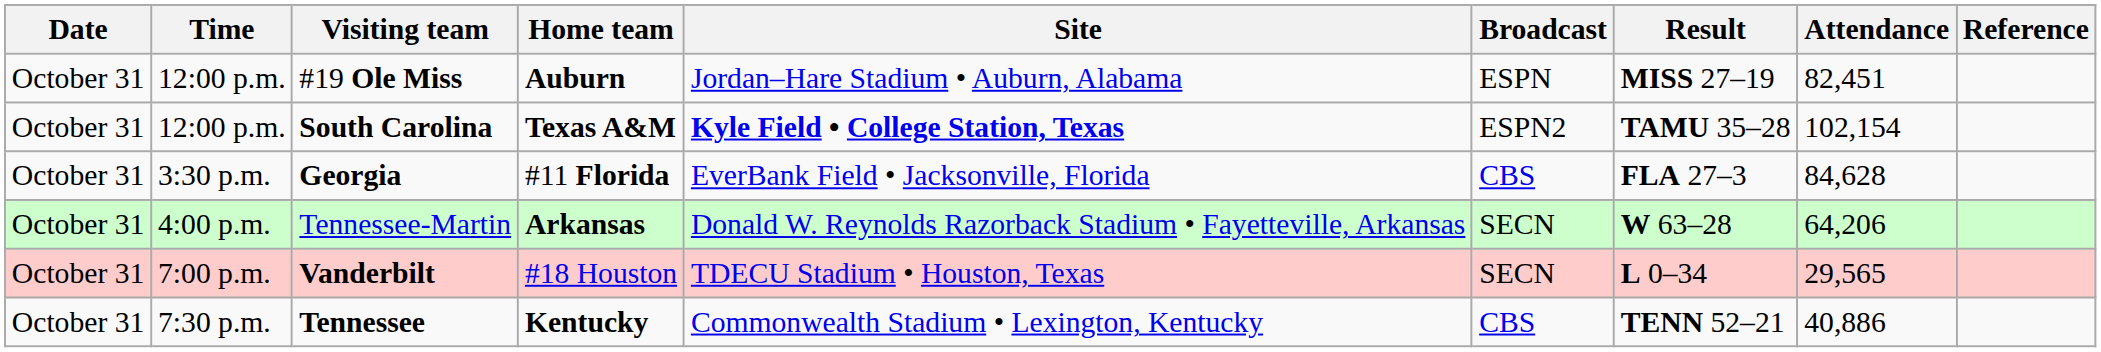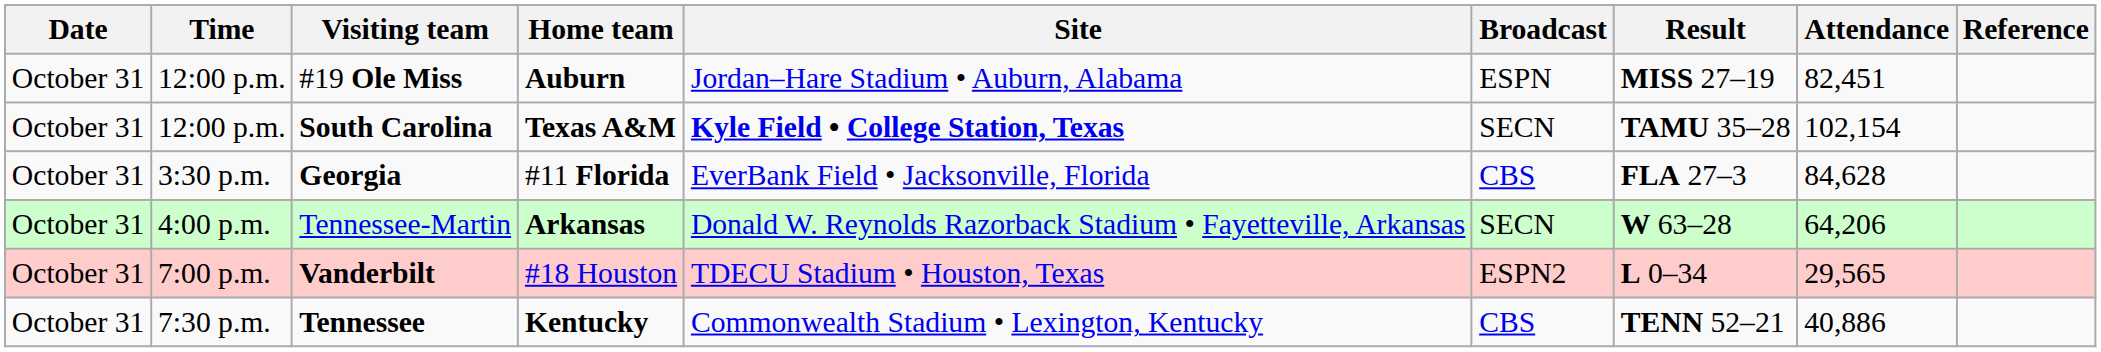(1523, 126) ESPN2 -> (1517, 126) SECN
(1517, 273) SECN -> (1523, 273) ESPN2
